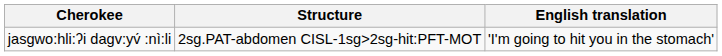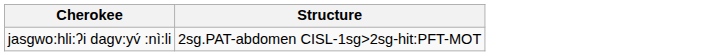- column: (601, 16)
